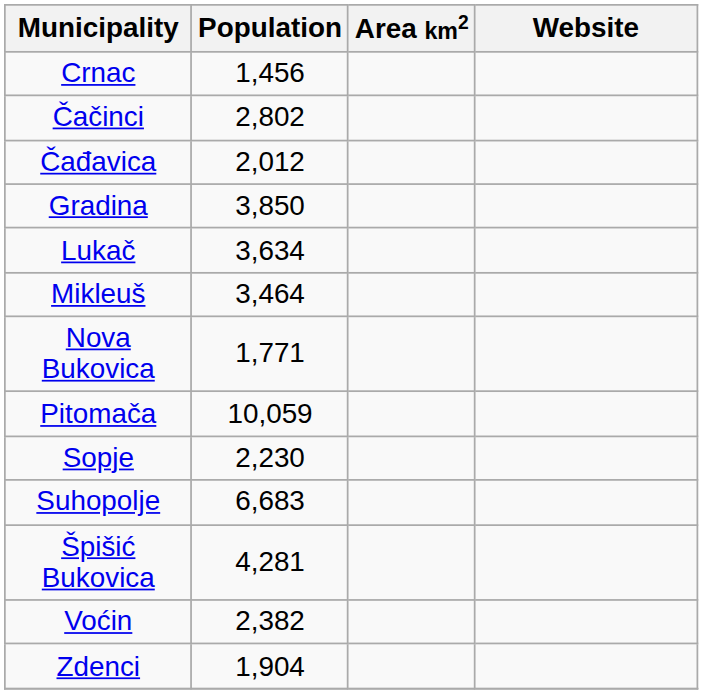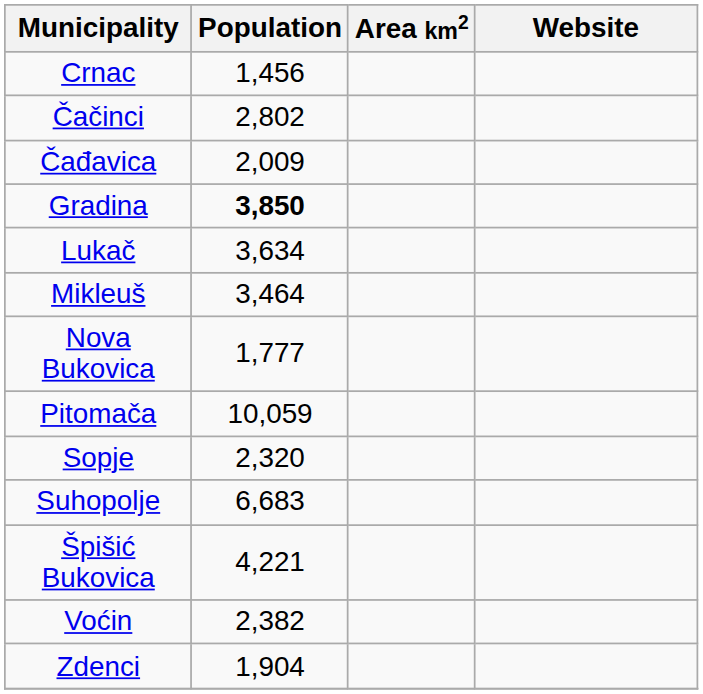(270, 161) 2,012 -> (270, 161) 2,009
(270, 205) normal -> (270, 205) bold
(270, 353) 1,771 -> (270, 353) 1,777
(270, 457) 2,230 -> (270, 457) 2,320
(270, 561) 4,281 -> (270, 561) 4,221
